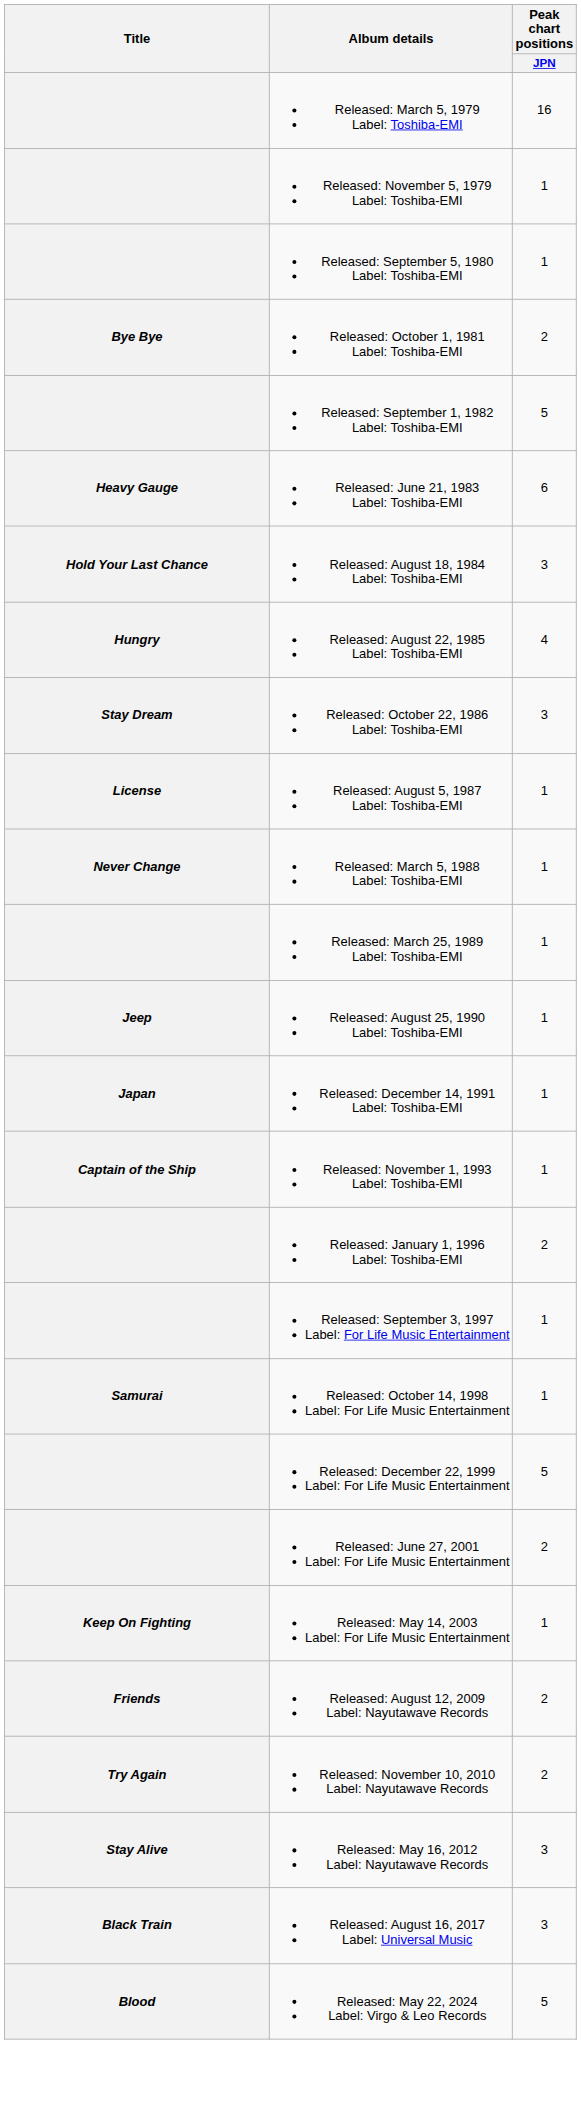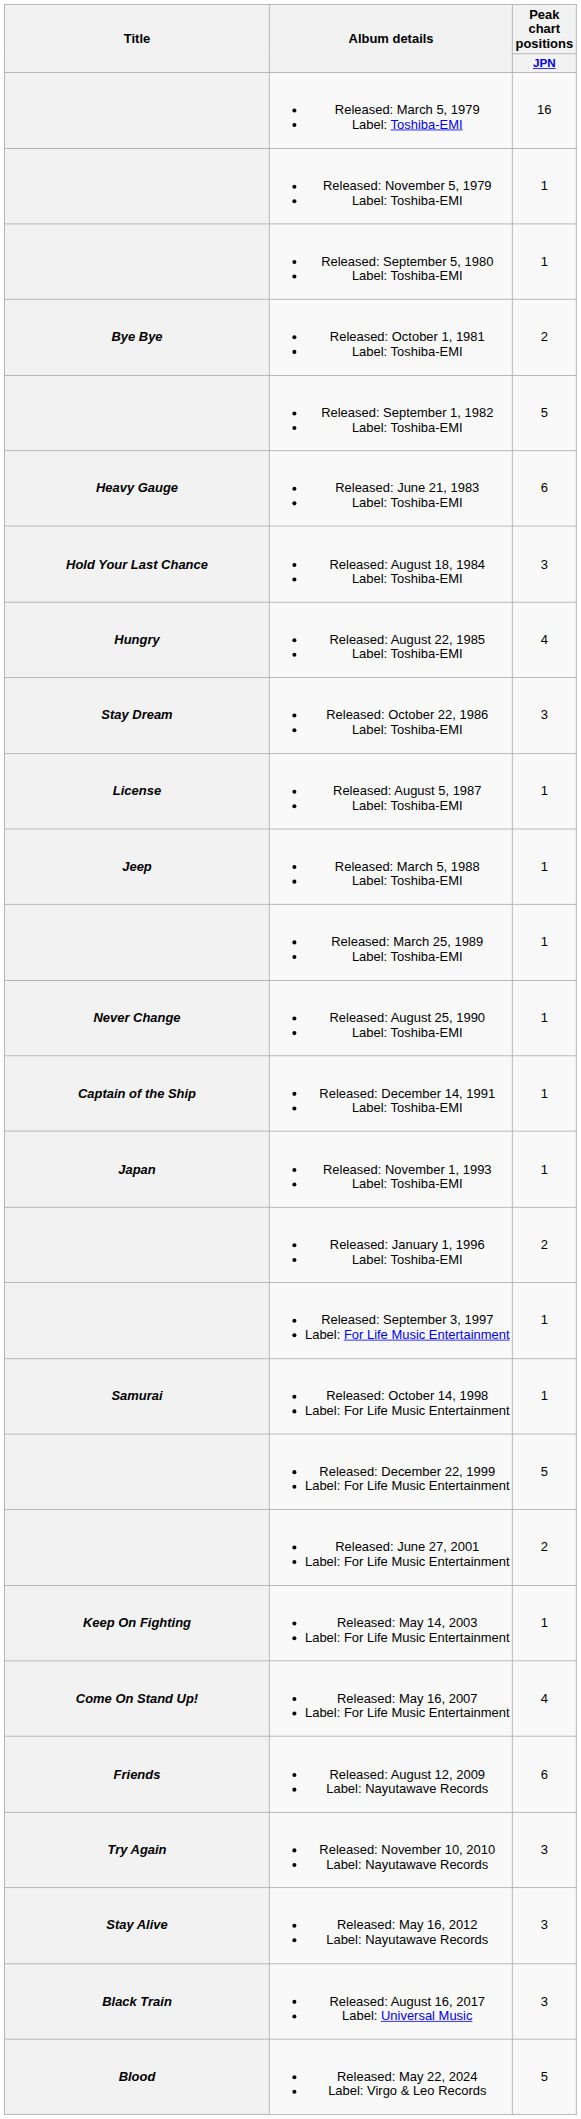(137, 866) Never Change -> (137, 866) Jeep
(137, 1018) Jeep -> (137, 1018) Never Change
(137, 1093) Japan -> (137, 1093) Captain of the Ship
(137, 1169) Captain of the Ship -> (137, 1169) Japan
+ row: (391, 1706)
(544, 1698) 2 -> (544, 1774) 6
(544, 1774) 2 -> (544, 1850) 3
